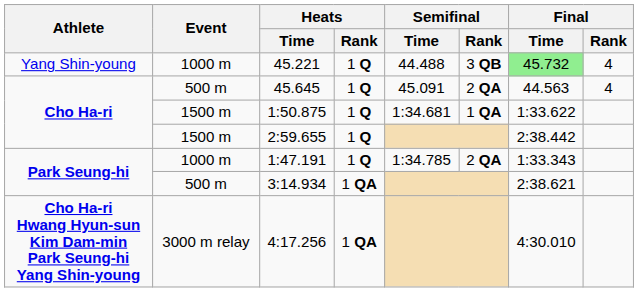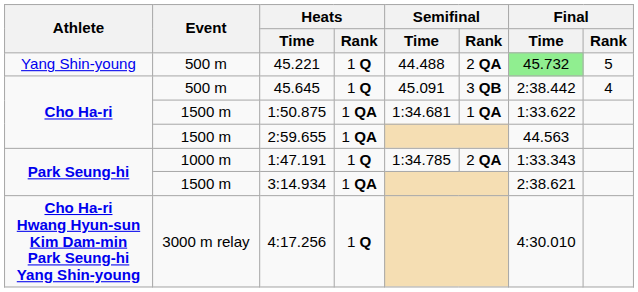(206, 65) 1000 m -> (206, 65) 500 m
(484, 65) 3 QB -> (484, 65) 2 QA
(608, 65) 4 -> (608, 65) 5
(484, 89) 2 QA -> (484, 89) 3 QB
(546, 89) 44.563 -> (546, 89) 2:38.442
(359, 112) 1 Q -> (359, 112) 1 QA
(359, 136) 1 Q -> (359, 136) 1 QA
(546, 136) 2:38.442 -> (546, 136) 44.563
(206, 184) 500 m -> (206, 184) 1500 m
(359, 242) 1 QA -> (359, 242) 1 Q
